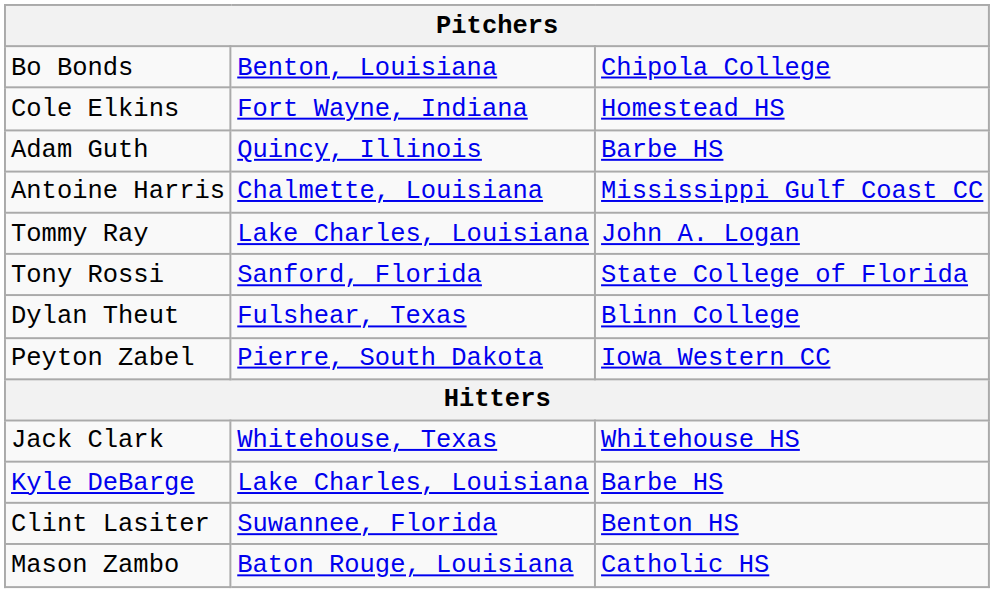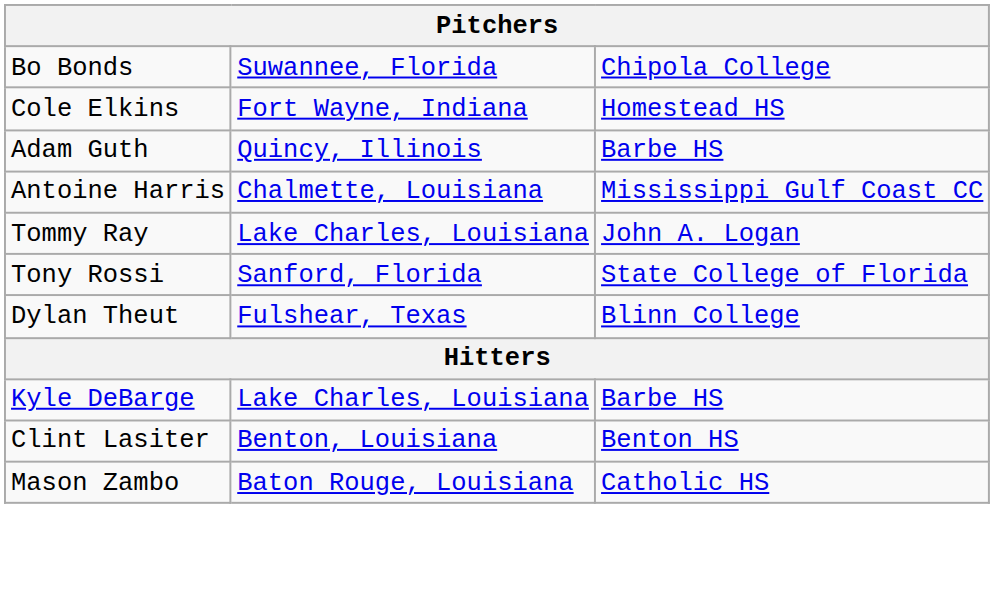(367, 67) Benton, Louisiana -> (367, 67) Suwannee, Florida
- row: (103, 358)
- row: (87, 441)
(367, 524) Suwannee, Florida -> (367, 441) Benton, Louisiana
